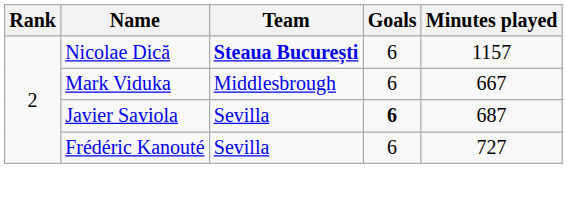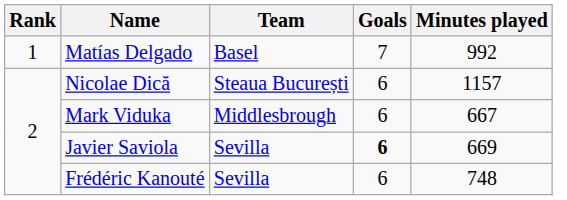+ row: (129, 52)
(286, 52) bold -> (281, 83) normal
(492, 115) 687 -> (482, 147) 669
(492, 147) 727 -> (482, 178) 748
